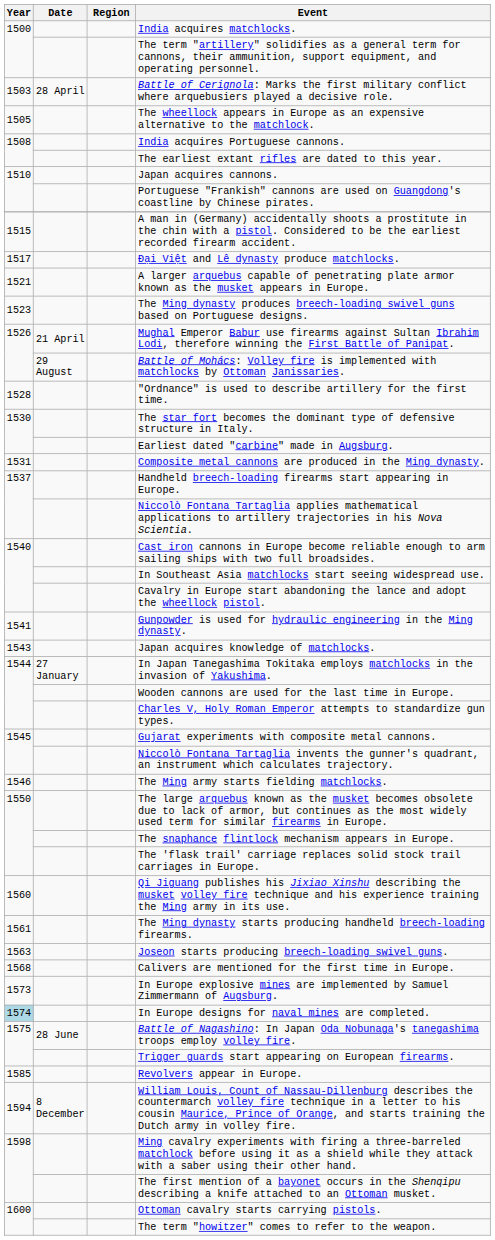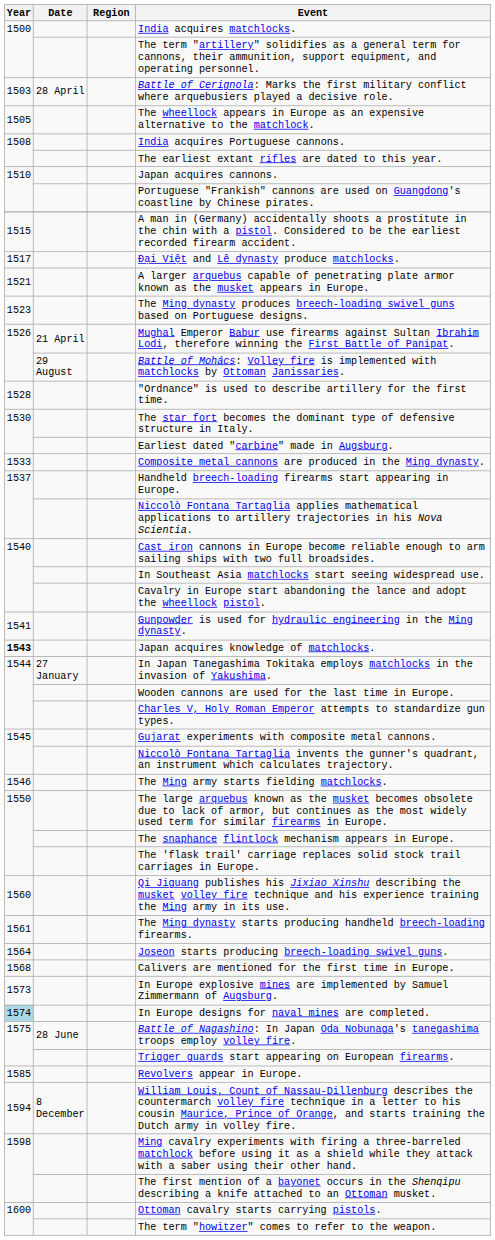(19, 462) 1531 -> (19, 462) 1533
(19, 648) normal -> (19, 648) bold
(19, 952) 1563 -> (19, 952) 1564
